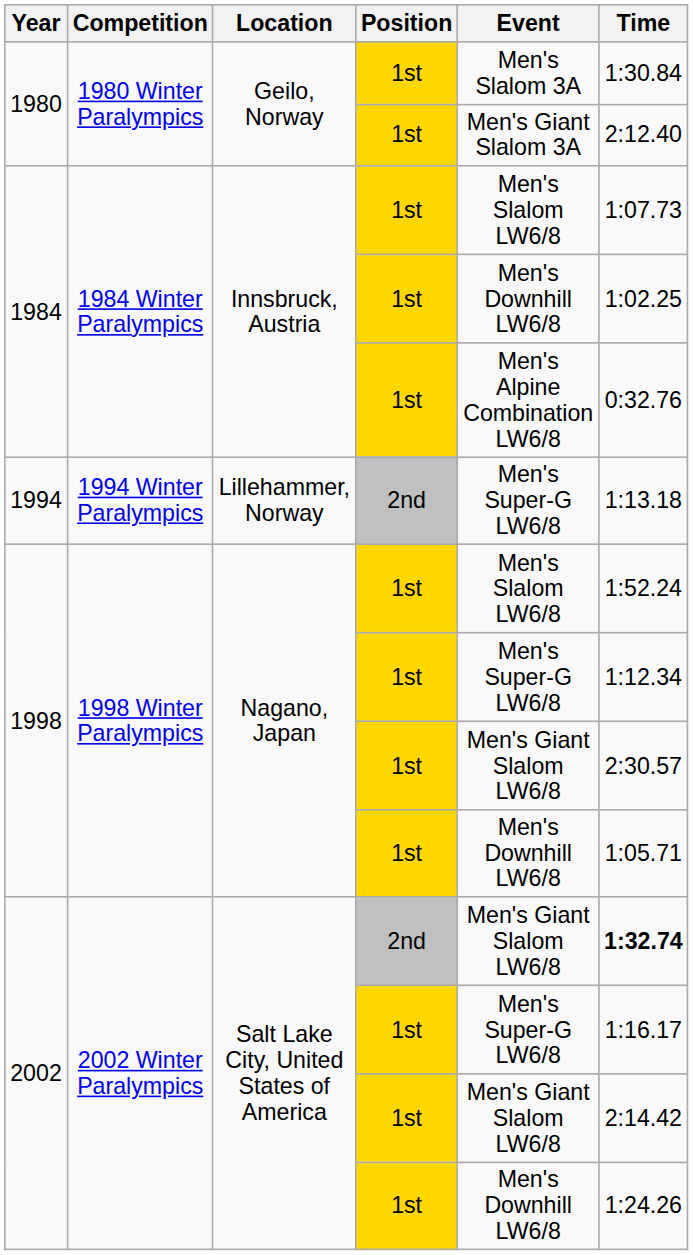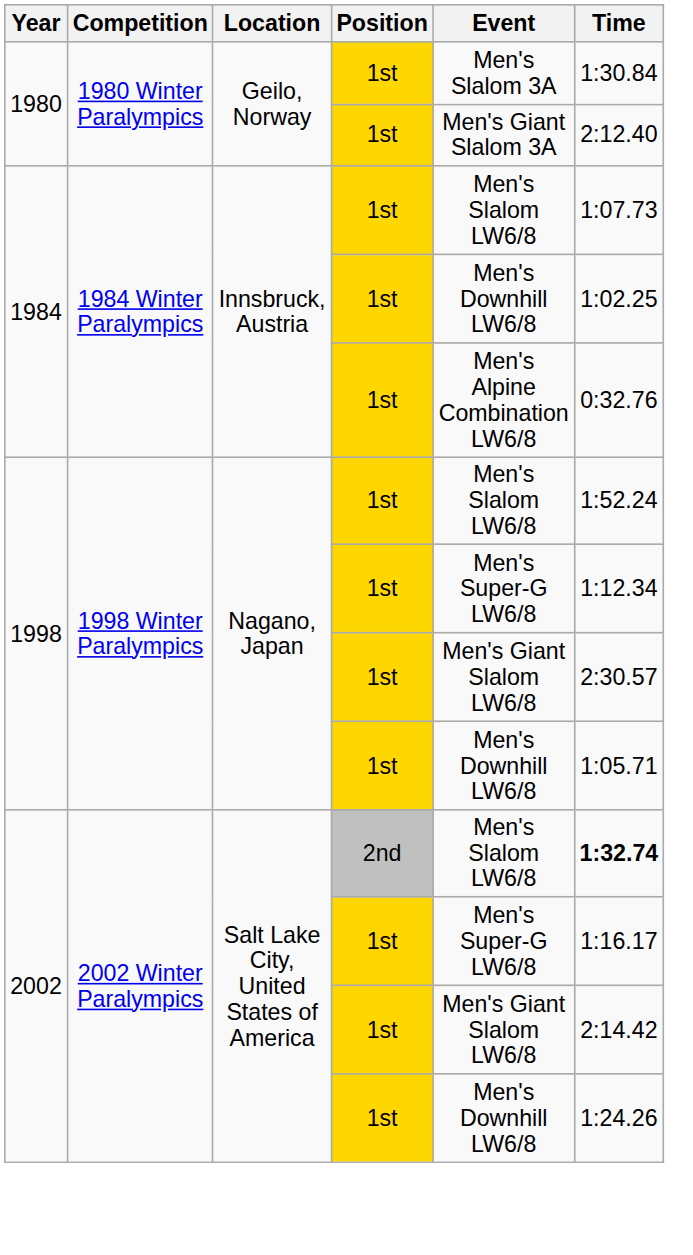- row: (36, 501)
(528, 942) Men's Giant Slalom LW6/8 -> (504, 853) Men's Slalom LW6/8
